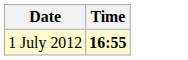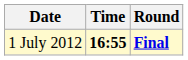+ column: (157, 17)
